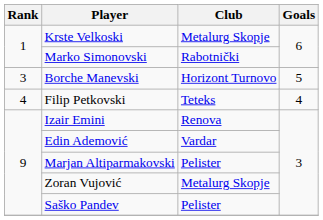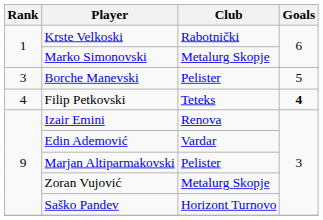(225, 36) Metalurg Skopje -> (210, 36) Rabotnički
(210, 57) Rabotnički -> (225, 57) Metalurg Skopje
(229, 78) Horizont Turnovo -> (201, 78) Pelister
(299, 99) normal -> (299, 99) bold
(201, 204) Pelister -> (229, 204) Horizont Turnovo
